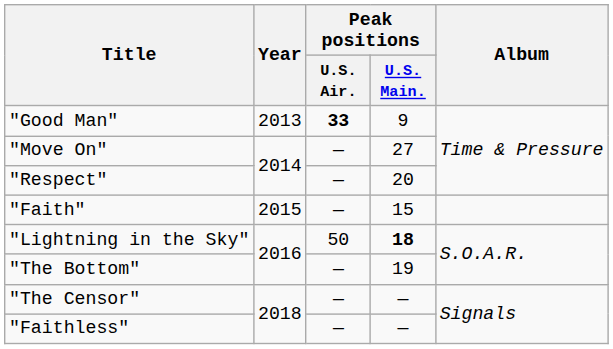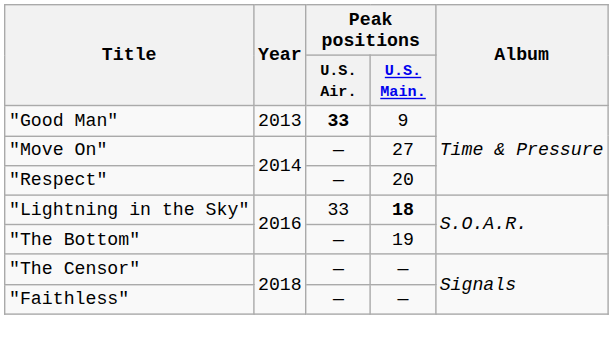- row: (47, 210)
(338, 240) 50 -> (338, 210) 33
